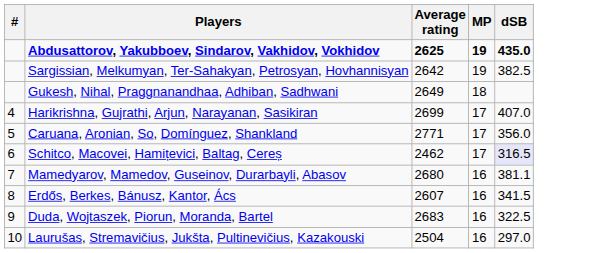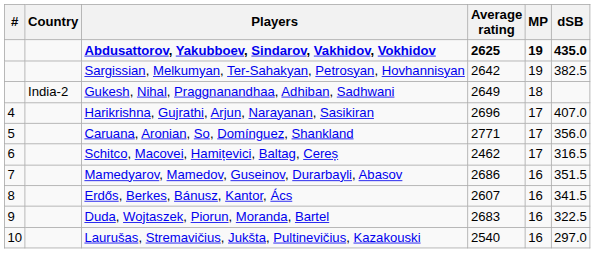+ column: (53, 22)
(429, 112) 2699 -> (486, 112) 2696
(514, 154) lavender background -> (570, 154) no background
(429, 175) 2680 -> (486, 175) 2686
(514, 175) 381.1 -> (570, 175) 351.5
(429, 237) 2504 -> (486, 237) 2540
